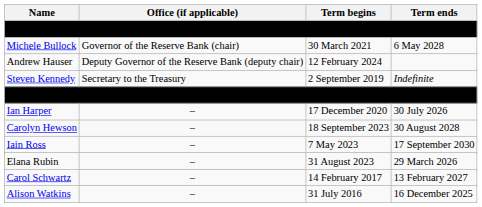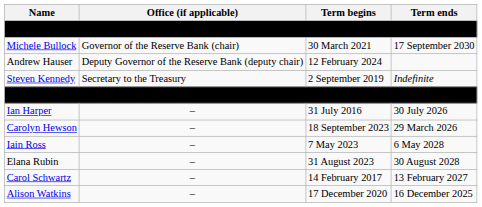(419, 45) 6 May 2028 -> (434, 45) 17 September 2030
(348, 111) 17 December 2020 -> (335, 111) 31 July 2016
(427, 128) 30 August 2028 -> (425, 128) 29 March 2026
(434, 144) 17 September 2030 -> (419, 144) 6 May 2028
(425, 161) 29 March 2026 -> (427, 161) 30 August 2028
(335, 194) 31 July 2016 -> (348, 194) 17 December 2020
